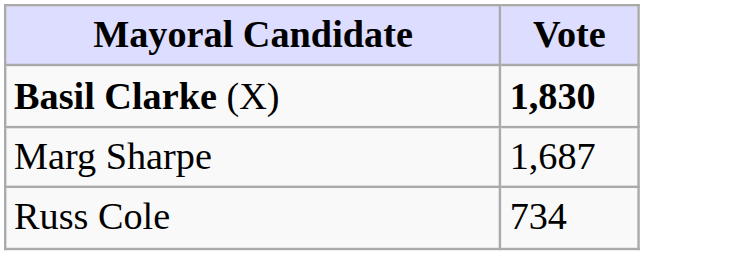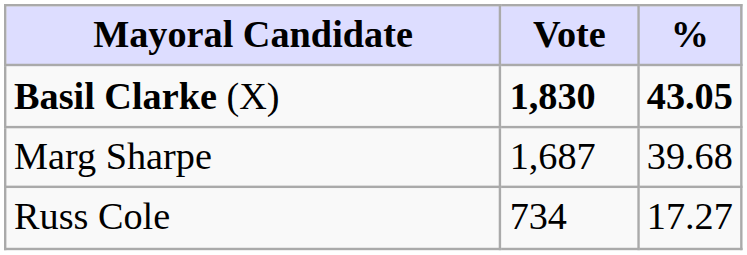+ column: (690, 34)
